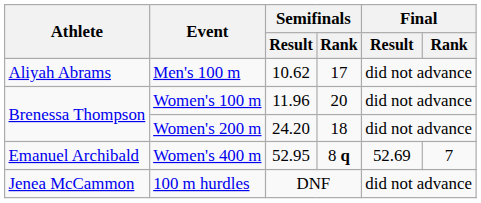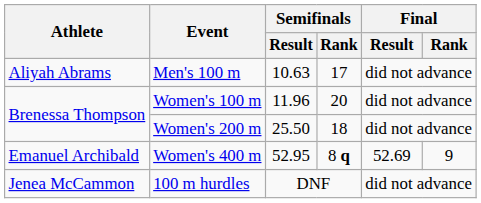(291, 72) 10.62 -> (291, 72) 10.63
(291, 128) 24.20 -> (291, 128) 25.50
(449, 156) 7 -> (449, 156) 9
